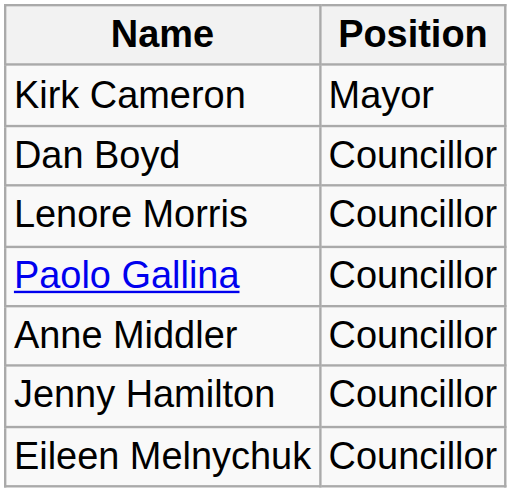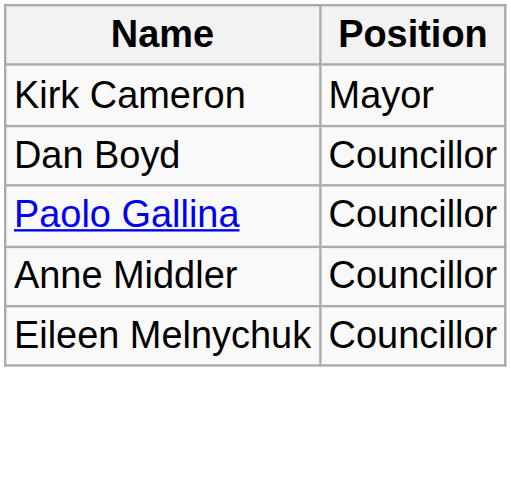- row: (131, 214)
- row: (145, 395)
